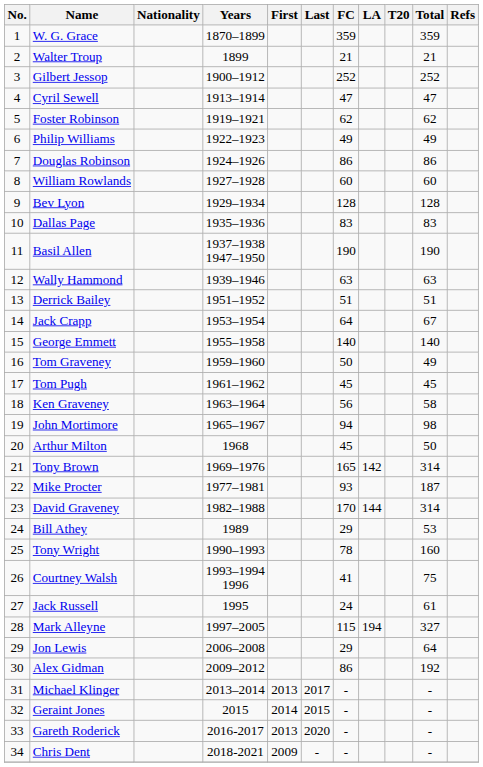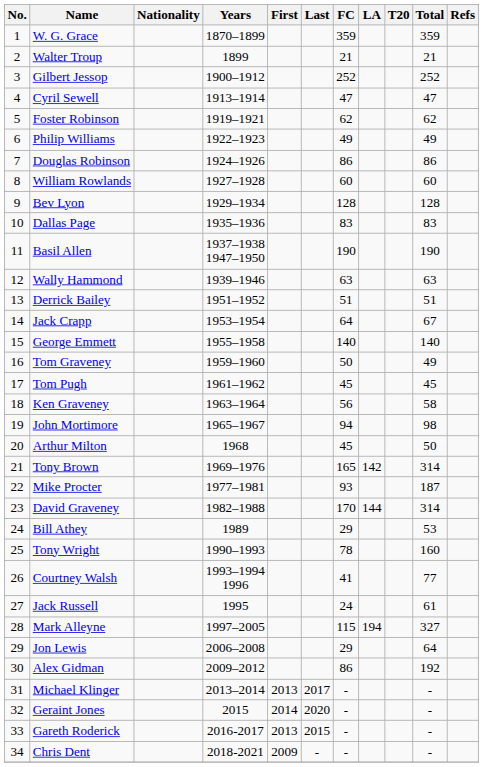(430, 578) 75 -> (430, 578) 77
(317, 710) 2015 -> (317, 710) 2020
(317, 731) 2020 -> (317, 731) 2015
